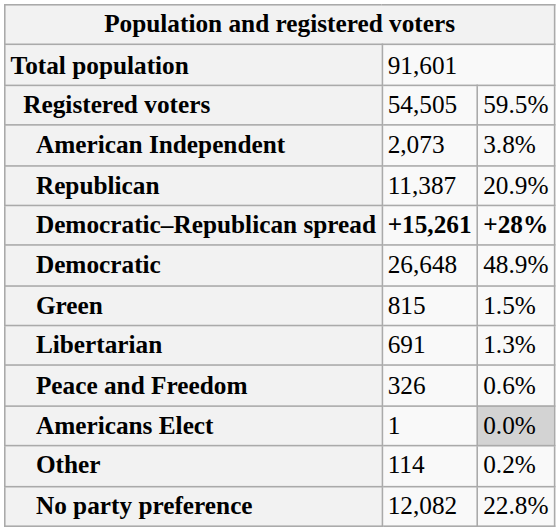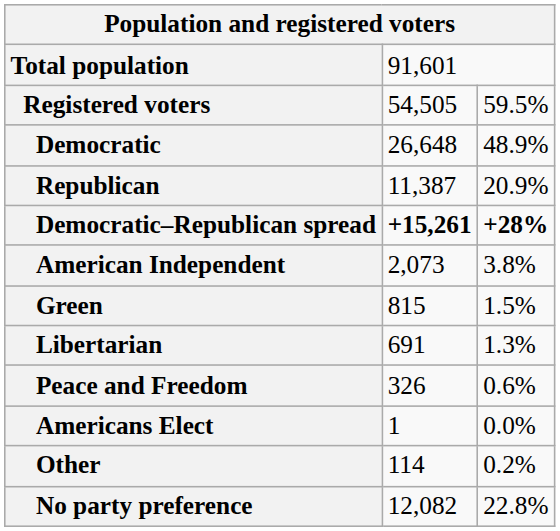rows swapped: (86, 265) <-> (148, 144)
(510, 425) lightgrey background -> (510, 425) no background
